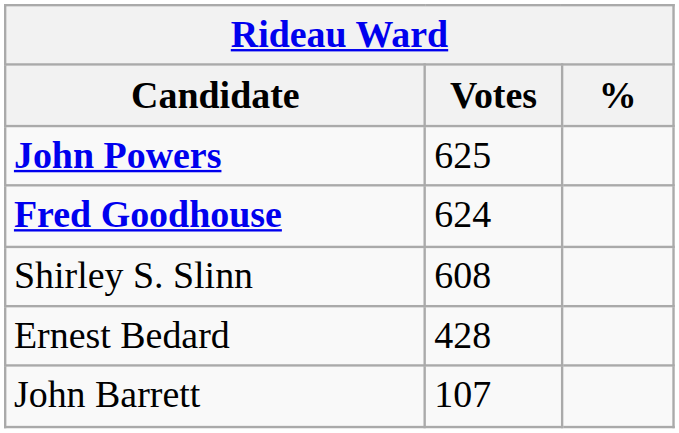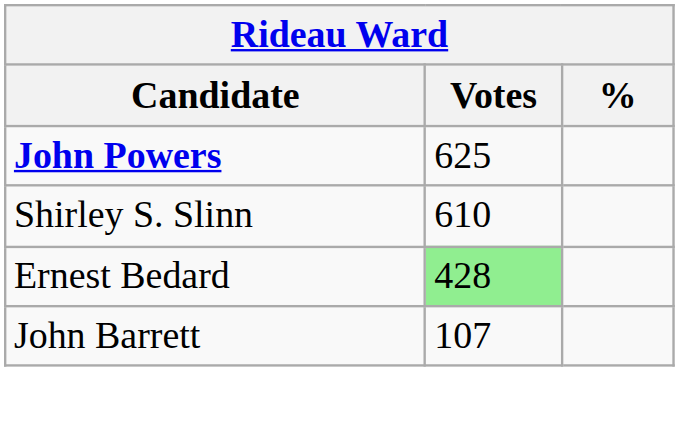- row: (148, 214)
(463, 275) 608 -> (463, 214) 610
(463, 335) no background -> (463, 275) lightgreen background
